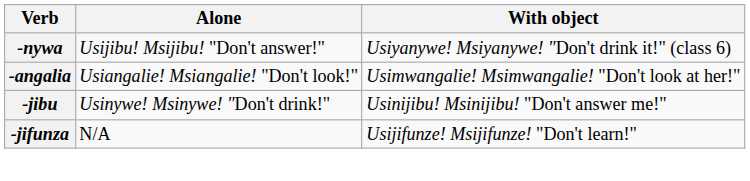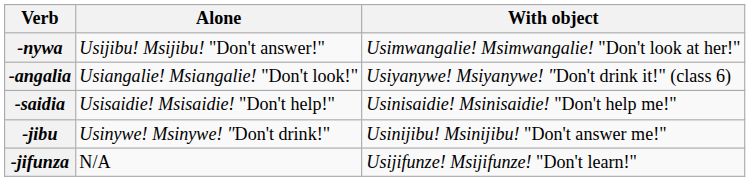(549, 47) Usiyanywe! Msiyanywe! "Don't drink it!" (class 6) -> (553, 47) Usimwangalie! Msimwangalie! "Don't look at her!"
(553, 76) Usimwangalie! Msimwangalie! "Don't look at her!" -> (549, 76) Usiyanywe! Msiyanywe! "Don't drink it!" (class 6)
+ row: (40, 104)
